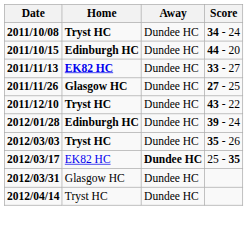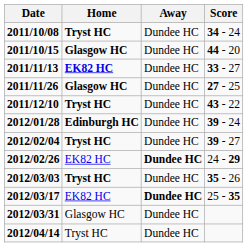(102, 50) Edinburgh HC -> (96, 50) Glasgow HC
+ row: (33, 141)
+ row: (33, 159)
